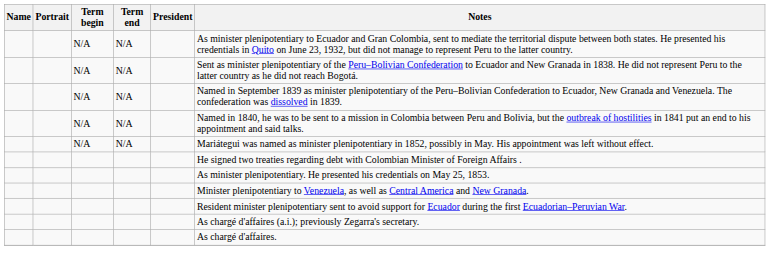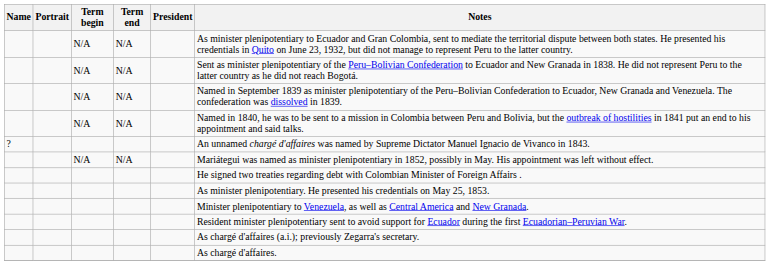+ row: (9, 144)
